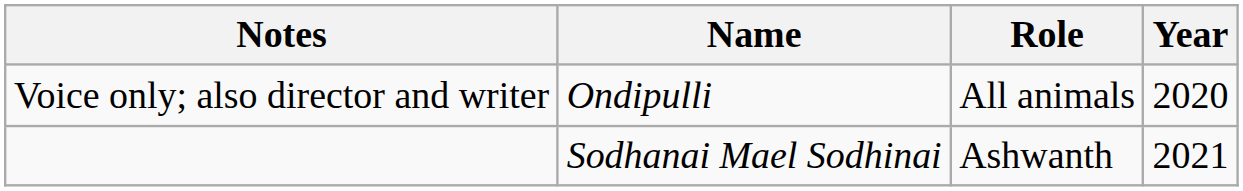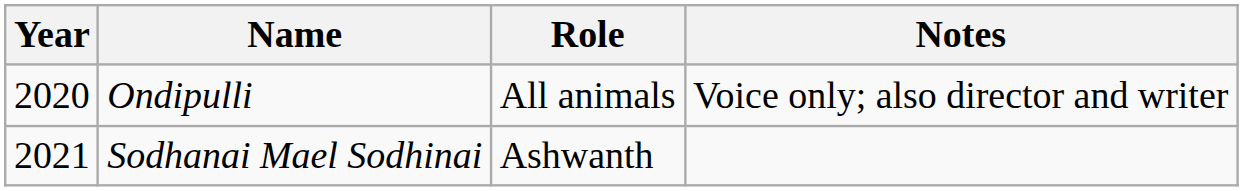columns swapped: (1190, 34) <-> (282, 34)
